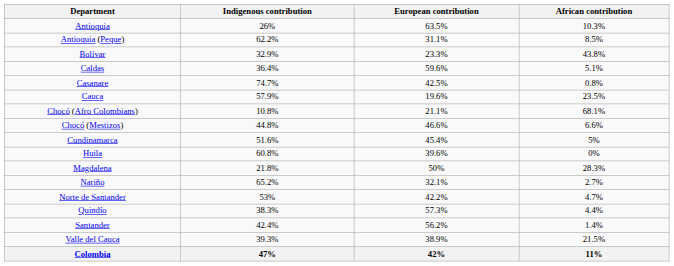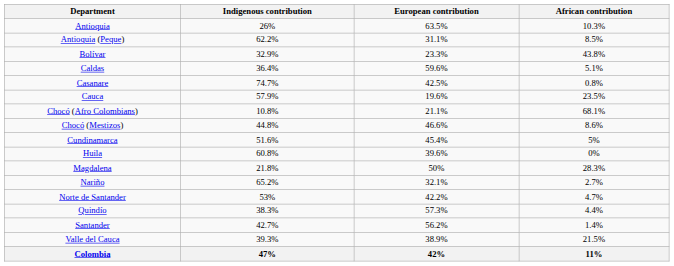(594, 126) 6.6% -> (594, 126) 8.6%
(267, 225) 42.4% -> (267, 225) 42.7%
